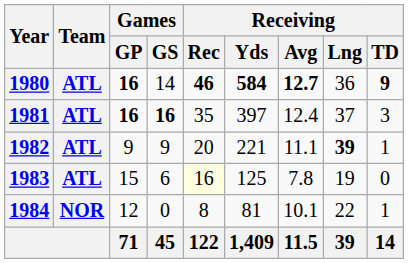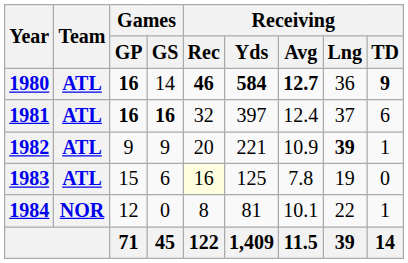(204, 115) 35 -> (204, 115) 32
(385, 115) 3 -> (385, 115) 6
(301, 147) 11.1 -> (301, 147) 10.9
